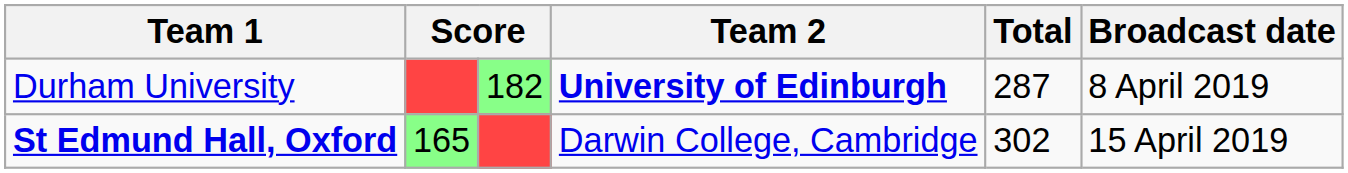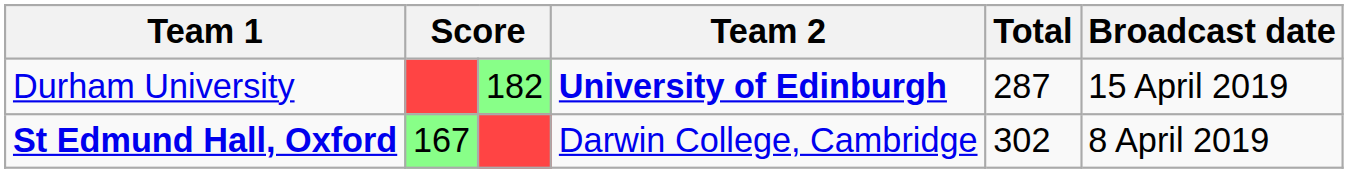(1179, 85) 8 April 2019 -> (1188, 85) 15 April 2019
(442, 140) 165 -> (442, 140) 167
(1188, 140) 15 April 2019 -> (1179, 140) 8 April 2019
